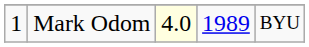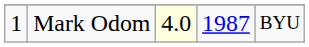(226, 23) 1989 -> (226, 23) 1987
